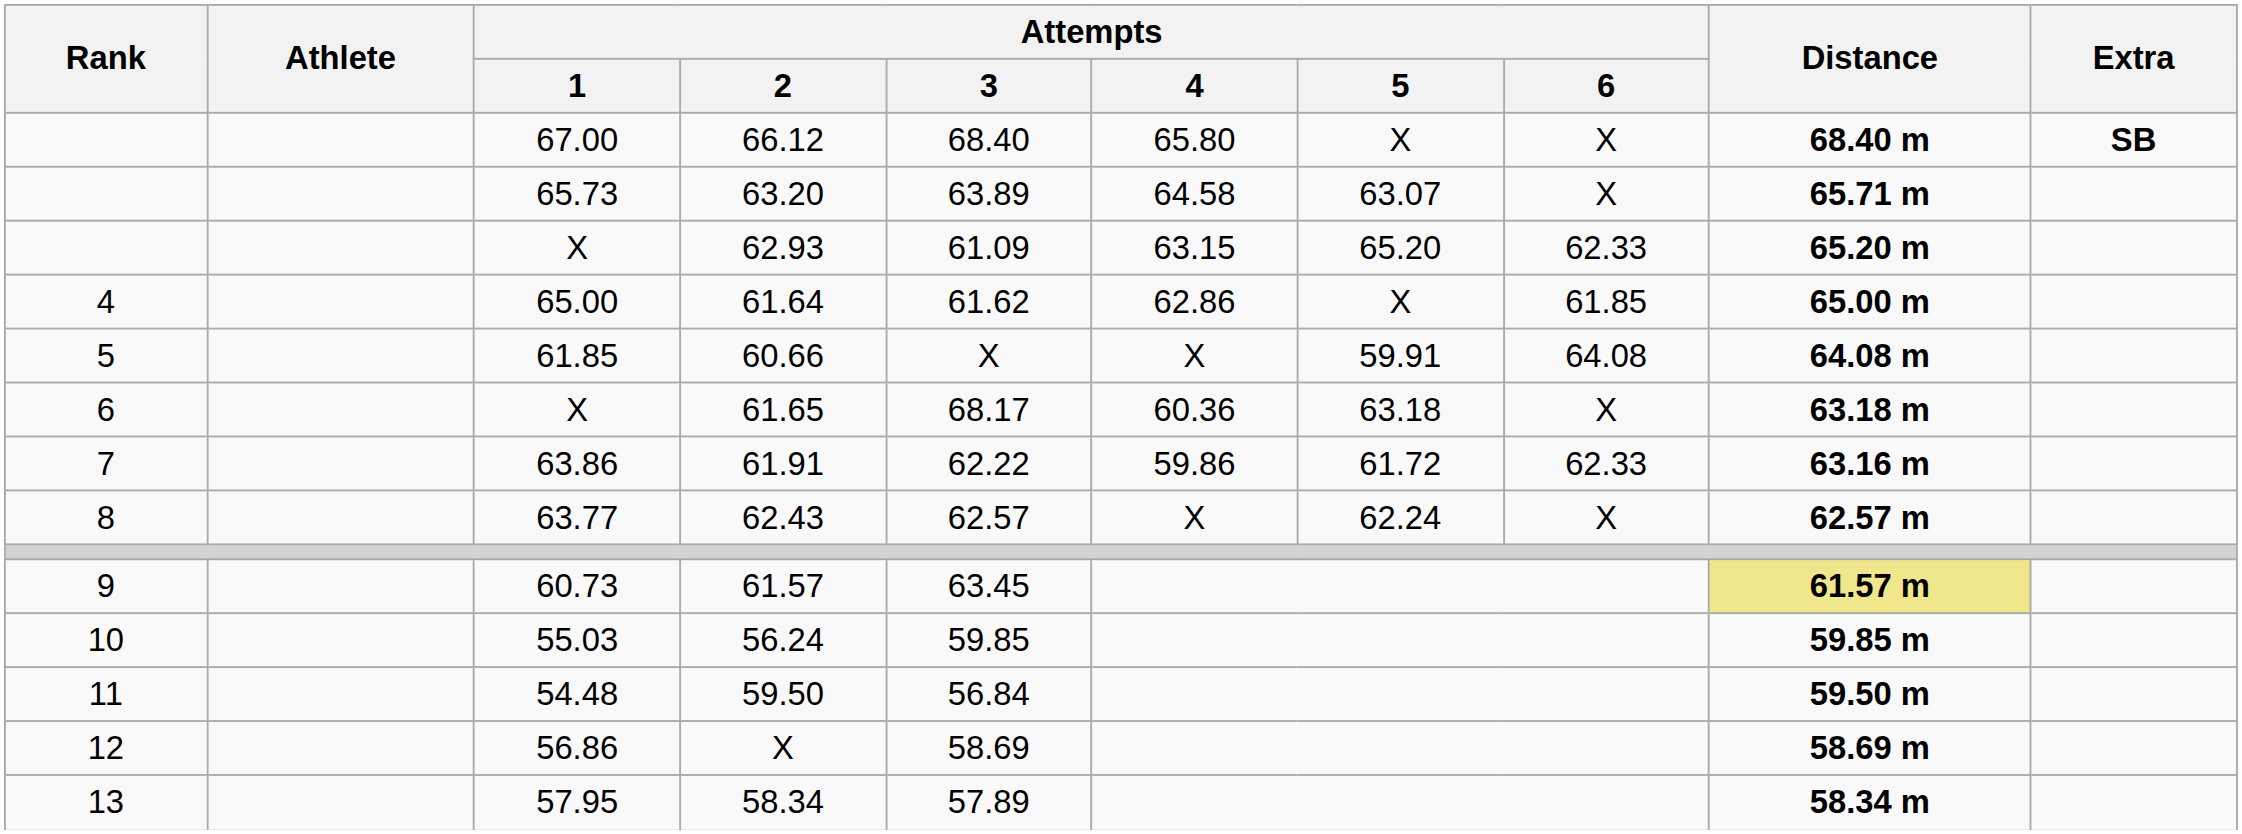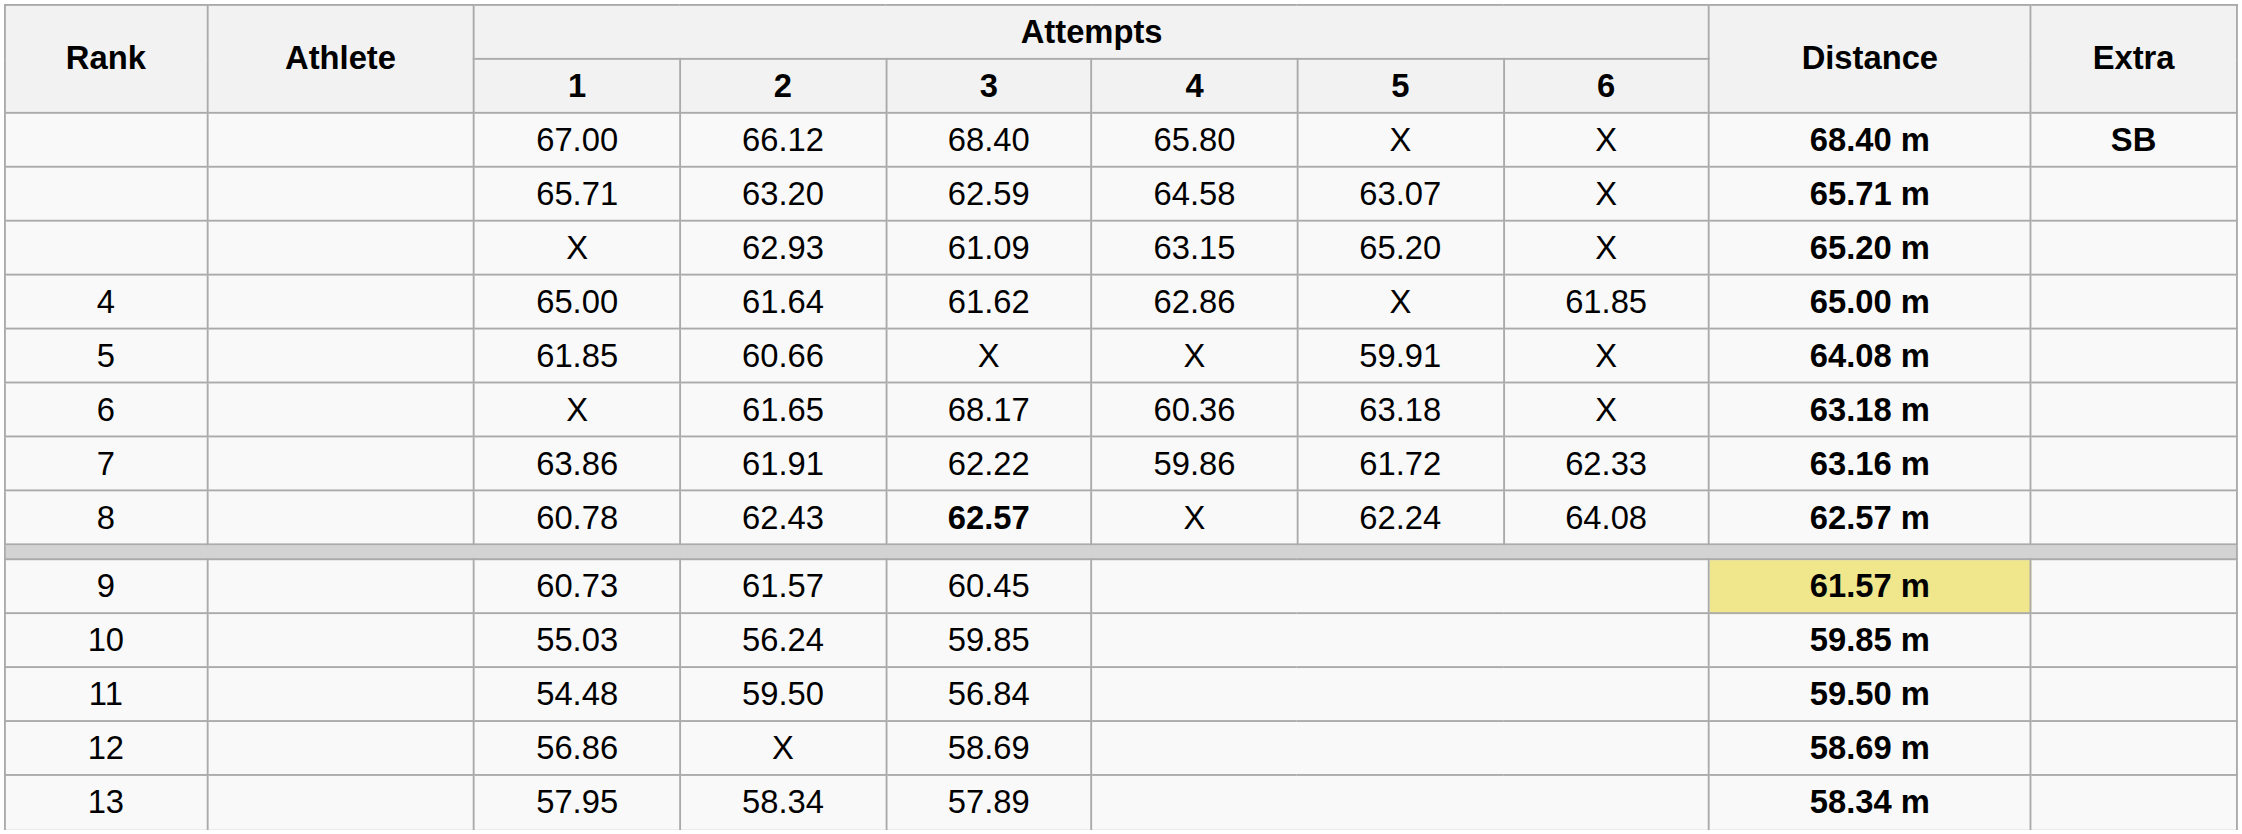(577, 193) 65.73 -> (577, 193) 65.71
(989, 193) 63.89 -> (989, 193) 62.59
(1606, 247) 62.33 -> (1606, 247) X
(1606, 355) 64.08 -> (1606, 355) X
(577, 517) 63.77 -> (577, 517) 60.78
(989, 517) normal -> (989, 517) bold
(1606, 517) X -> (1606, 517) 64.08
(989, 586) 63.45 -> (989, 586) 60.45
